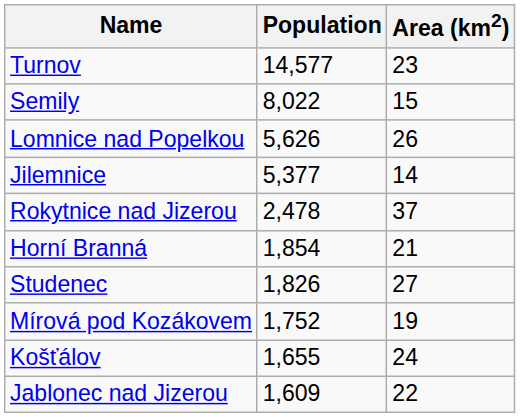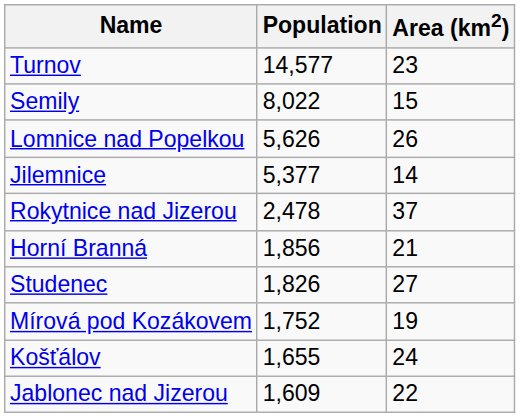(292, 248) 1,854 -> (292, 248) 1,856
